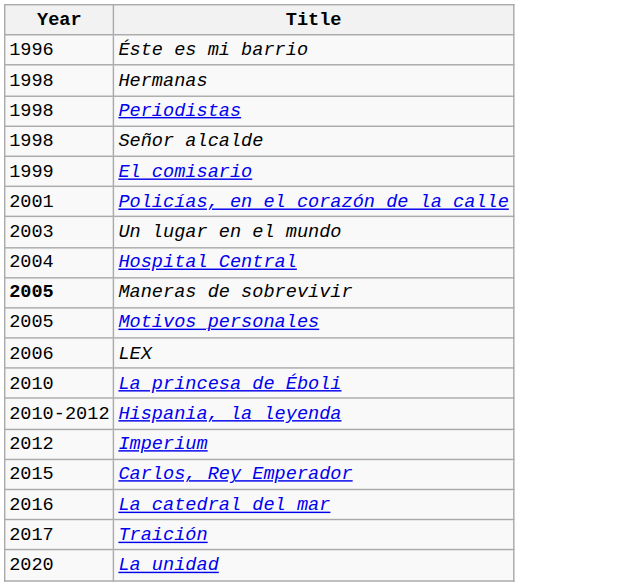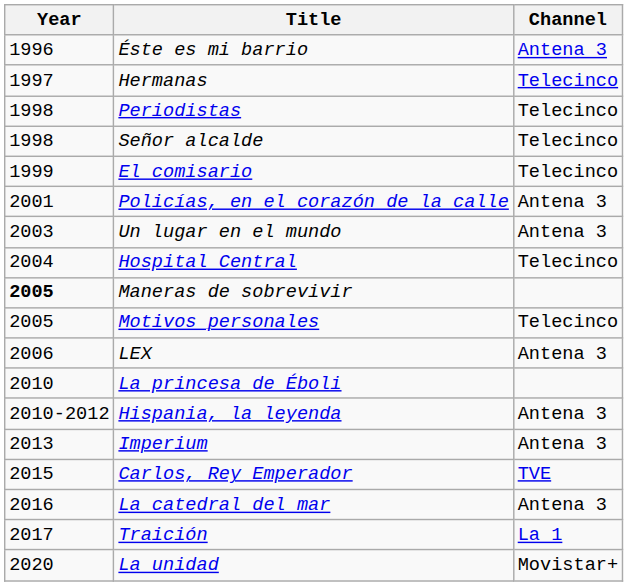+ column: (568, 20)
(31, 80) 1998 -> (31, 80) 1997
(31, 444) 2012 -> (31, 444) 2013
